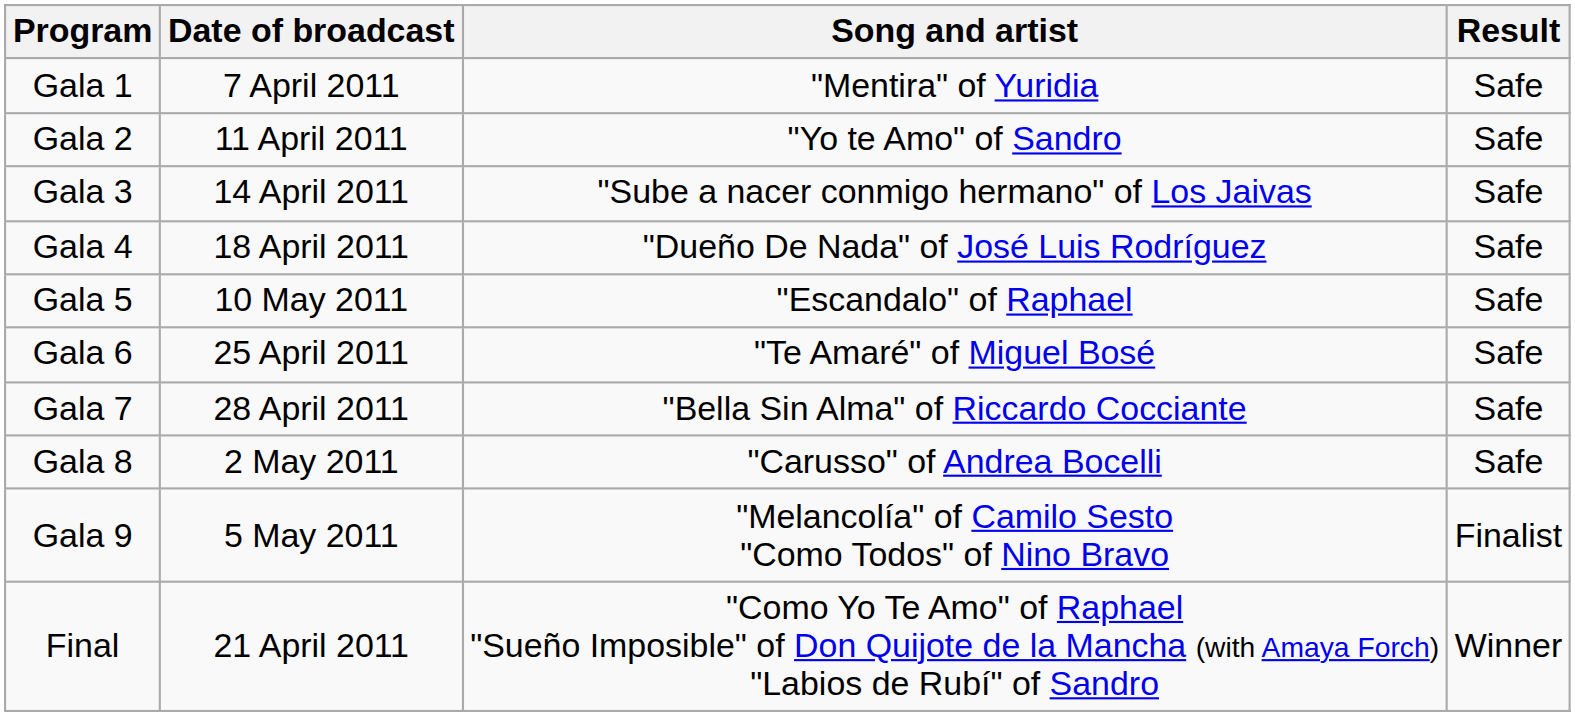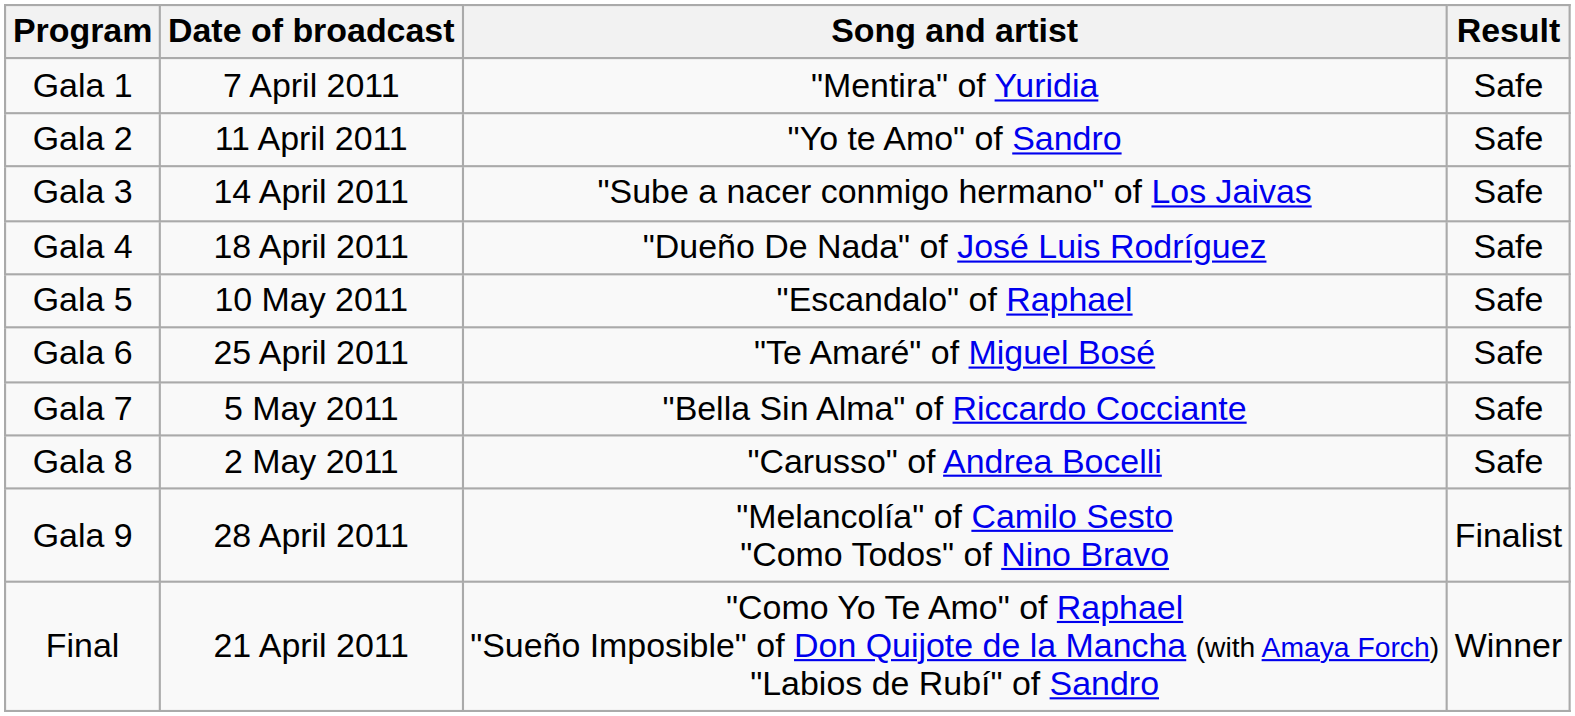(311, 407) 28 April 2011 -> (311, 407) 5 May 2011
(311, 534) 5 May 2011 -> (311, 534) 28 April 2011
